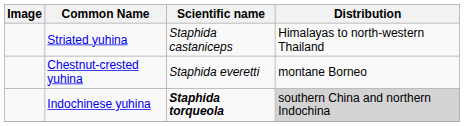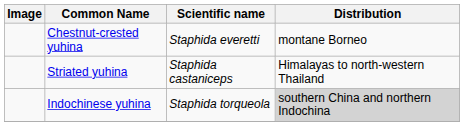rows swapped: (93, 72) <-> (87, 39)
(197, 104) bold -> (220, 104) normal
